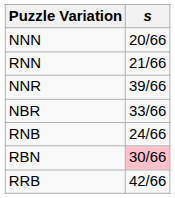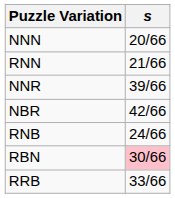(148, 110) 33/66 -> (148, 110) 42/66
(148, 181) 42/66 -> (148, 181) 33/66
